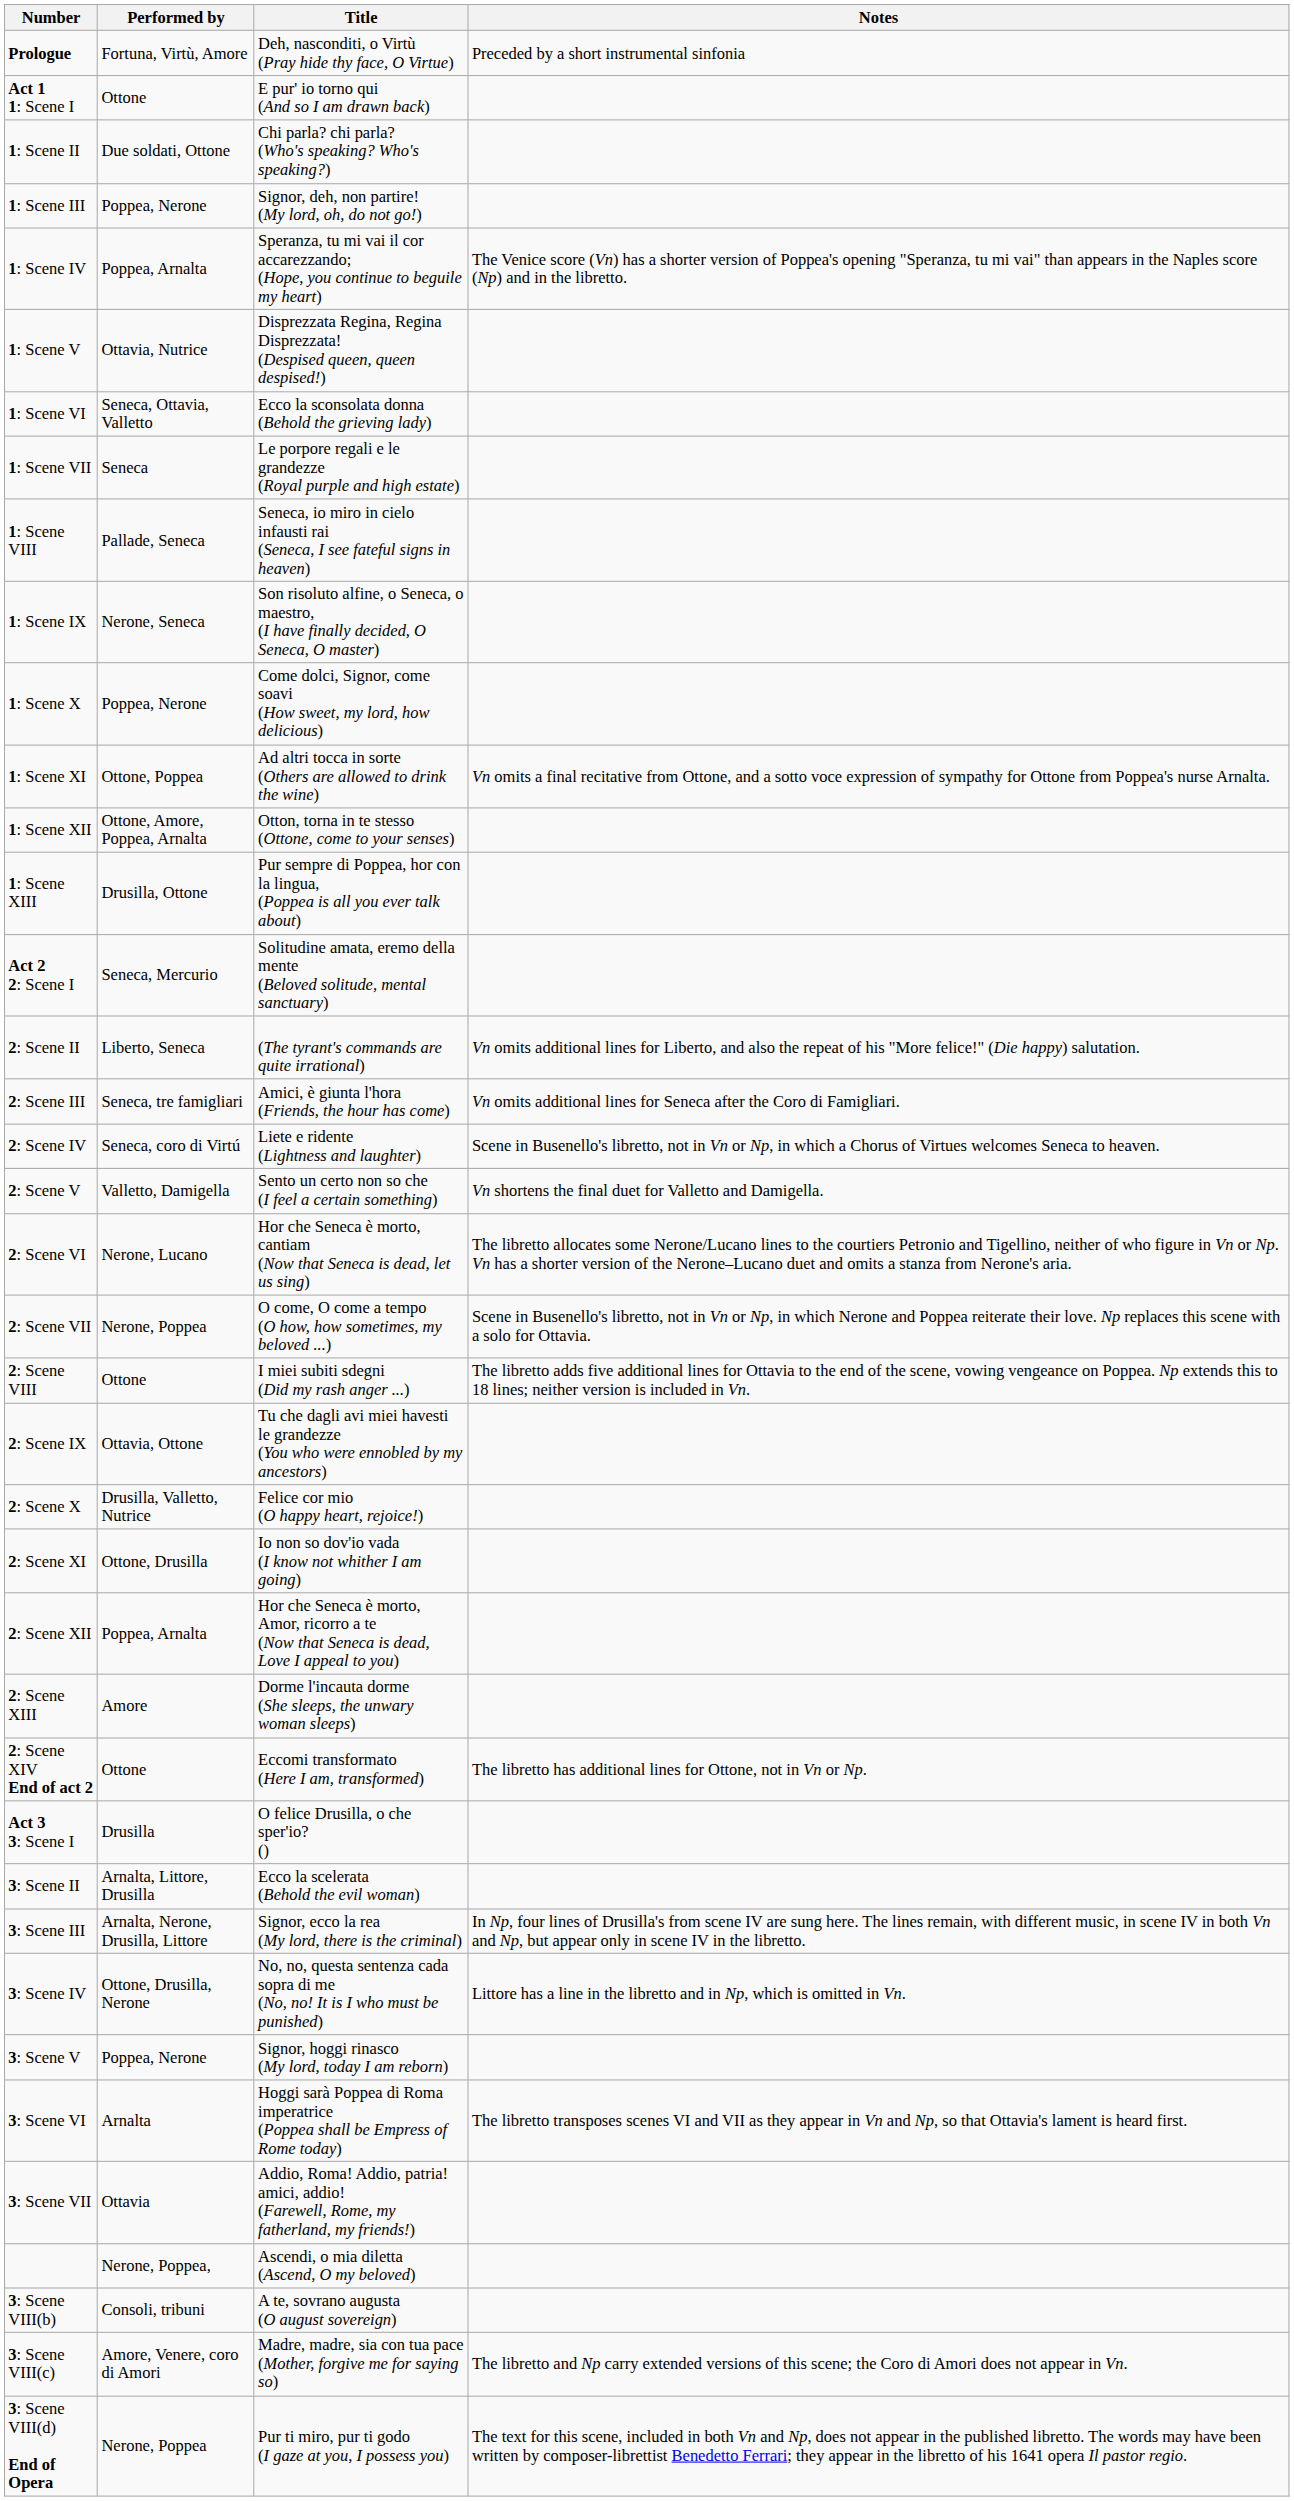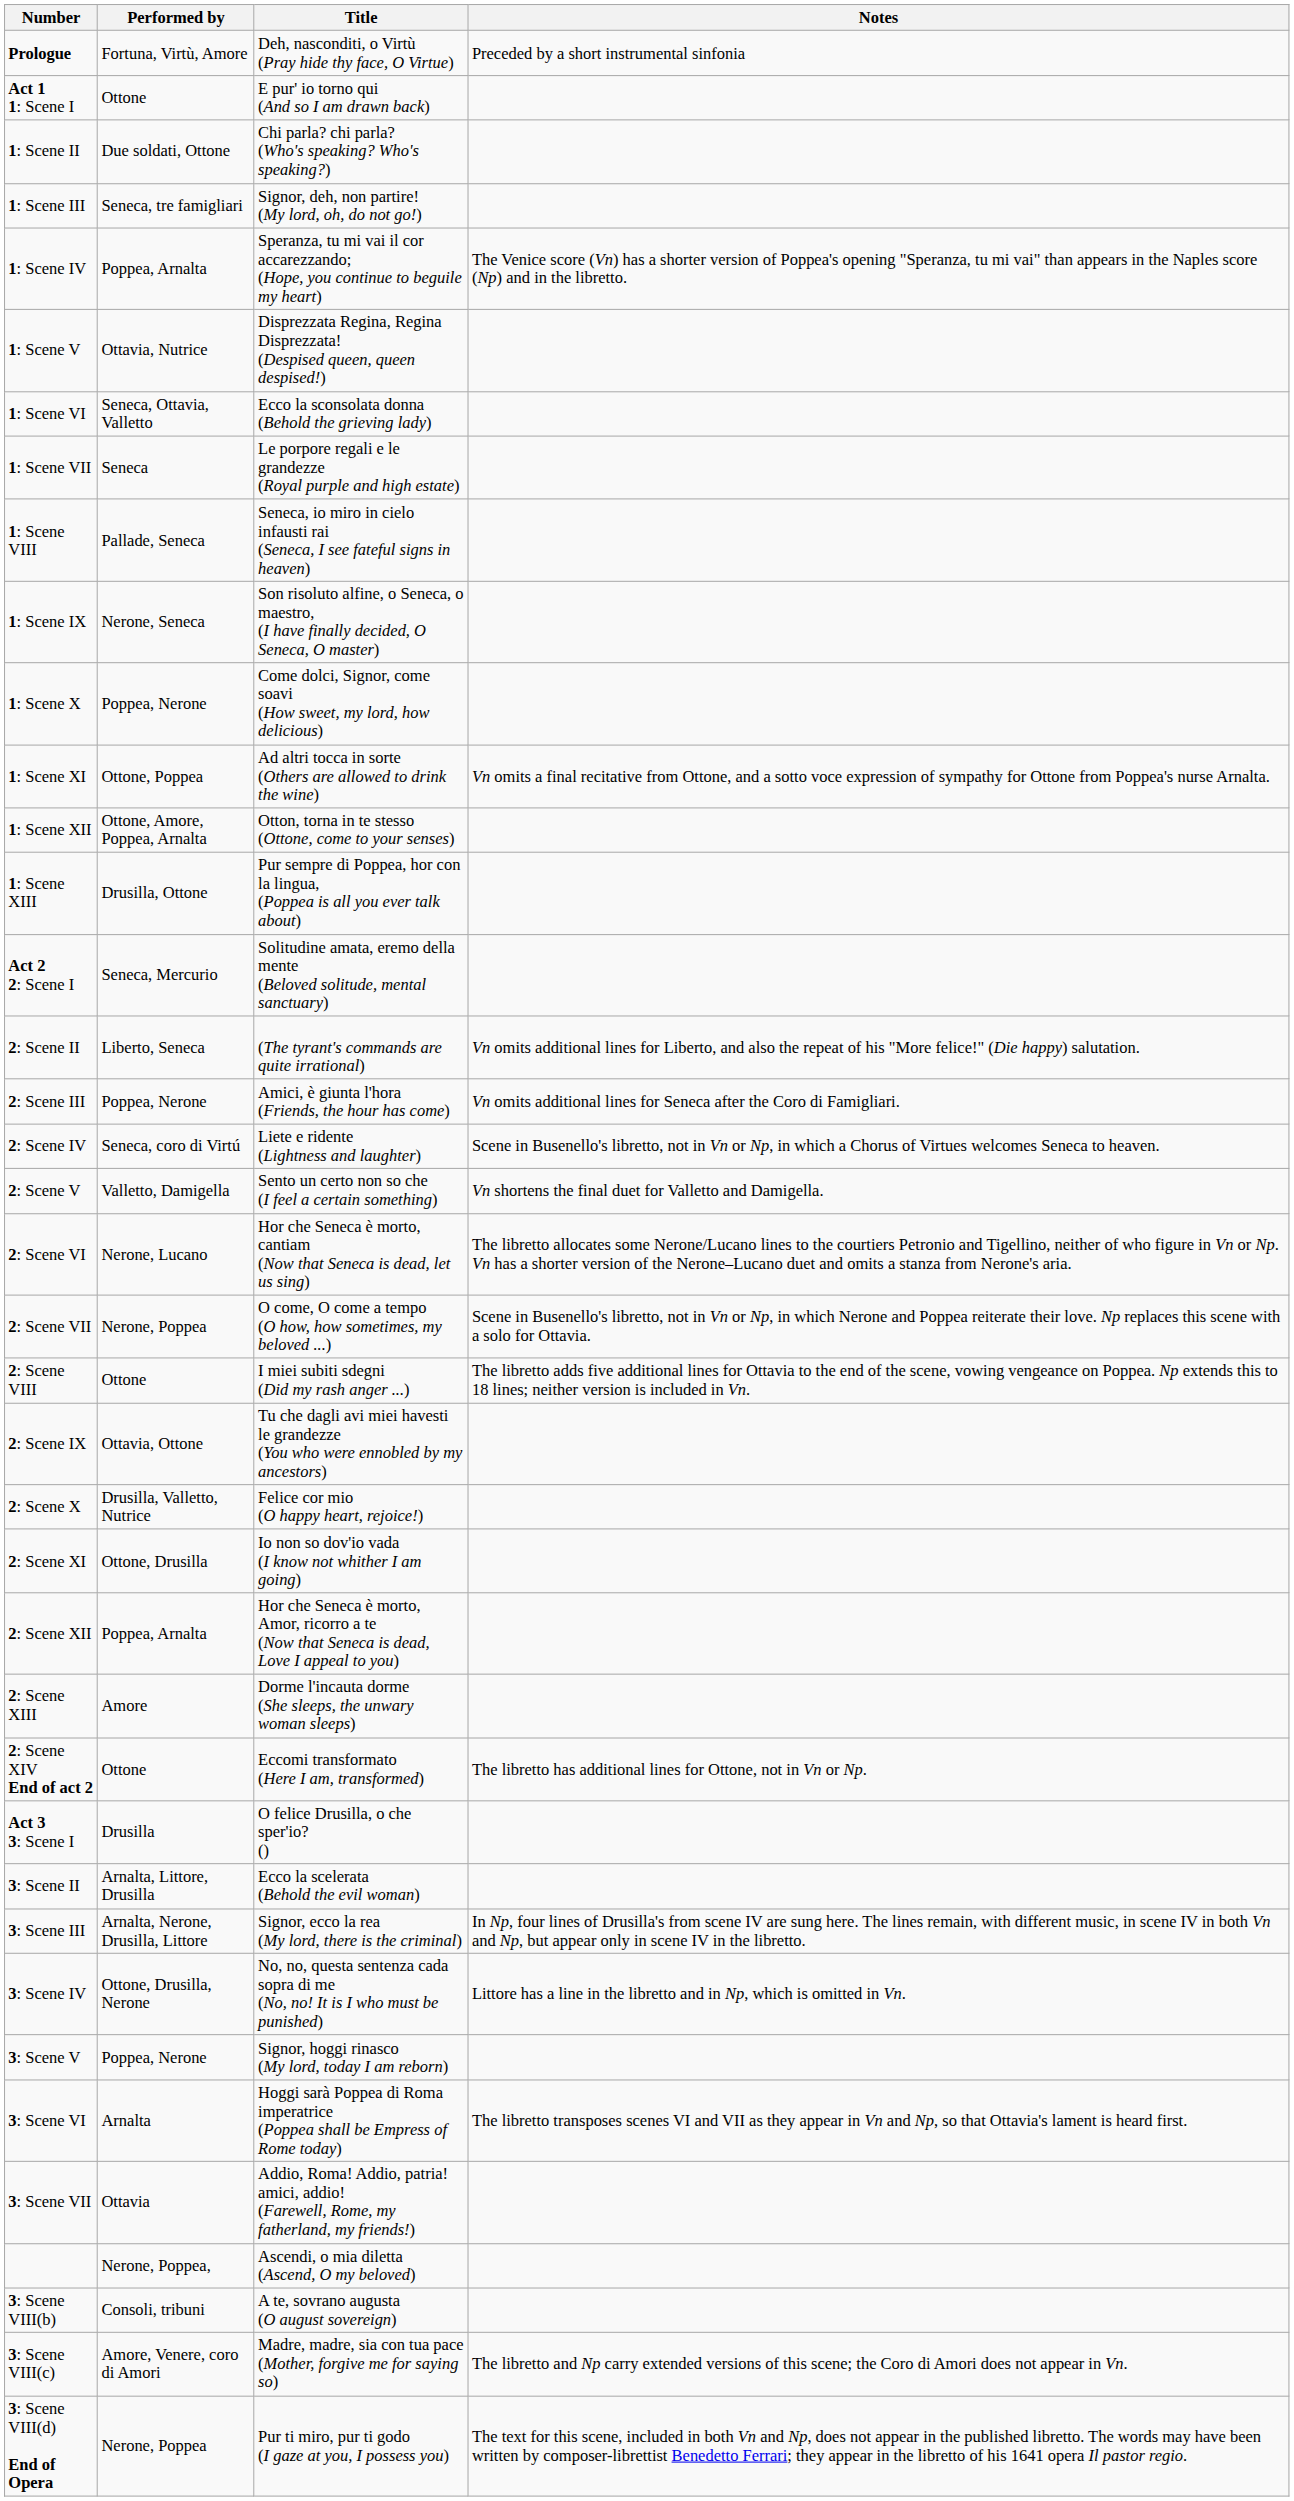(154, 205) Poppea, Nerone -> (172, 205) Seneca, tre famigliari
(172, 1101) Seneca, tre famigliari -> (154, 1101) Poppea, Nerone
